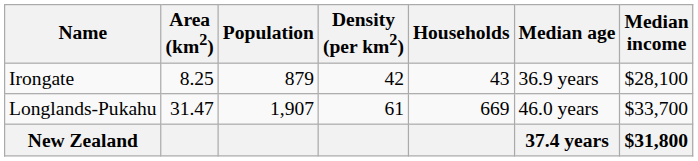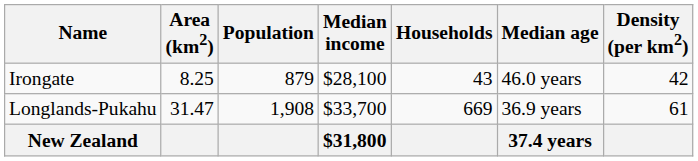columns swapped: (363, 33) <-> (657, 33)
(559, 78) 36.9 years -> (542, 78) 46.0 years
(292, 109) 1,907 -> (292, 109) 1,908
(559, 109) 46.0 years -> (542, 109) 36.9 years
